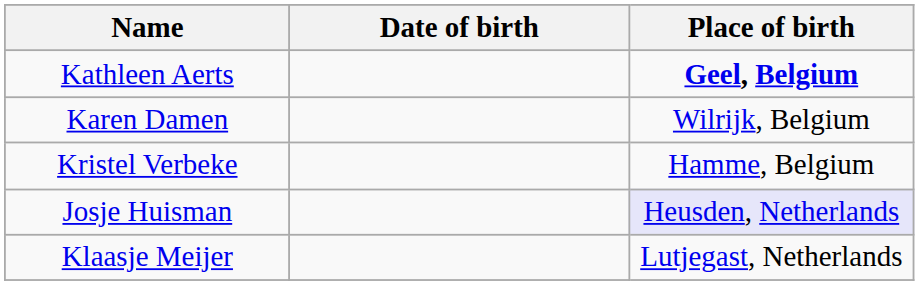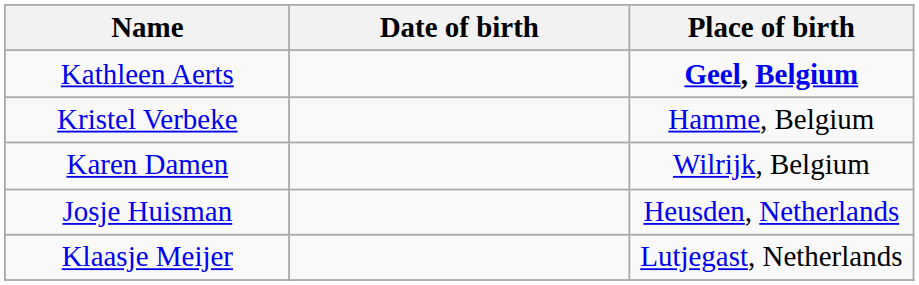rows swapped: (147, 119) <-> (147, 165)
(771, 211) lavender background -> (771, 211) no background
